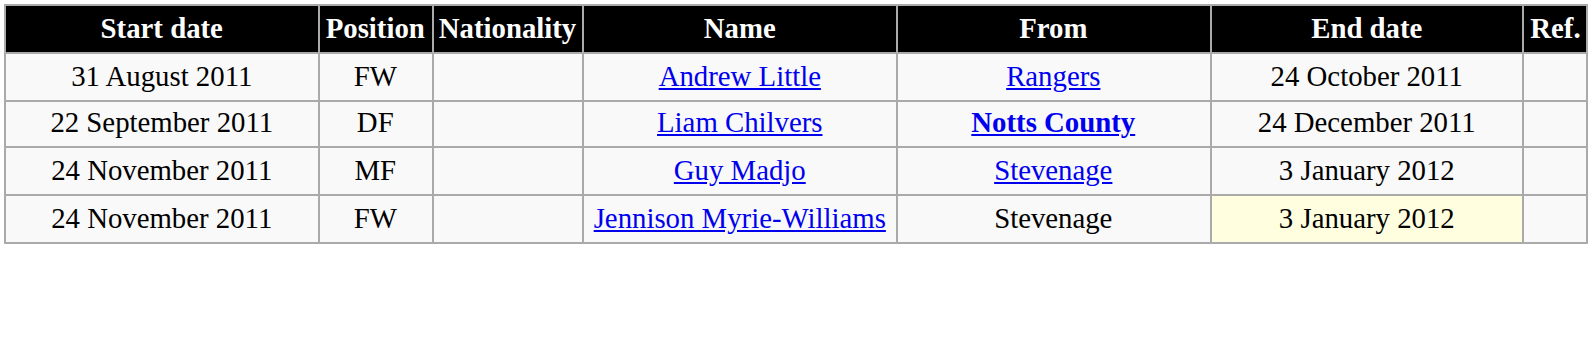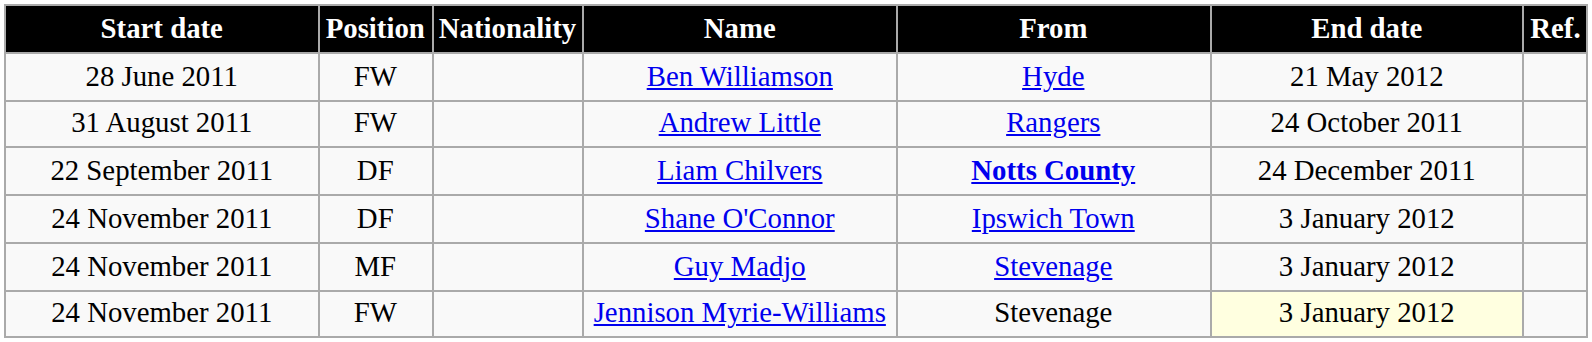+ row: (740, 76)
+ row: (740, 218)
